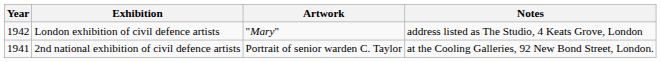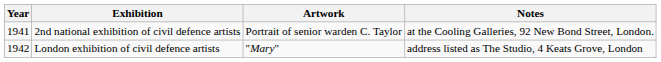rows swapped: (137, 48) <-> (127, 31)
